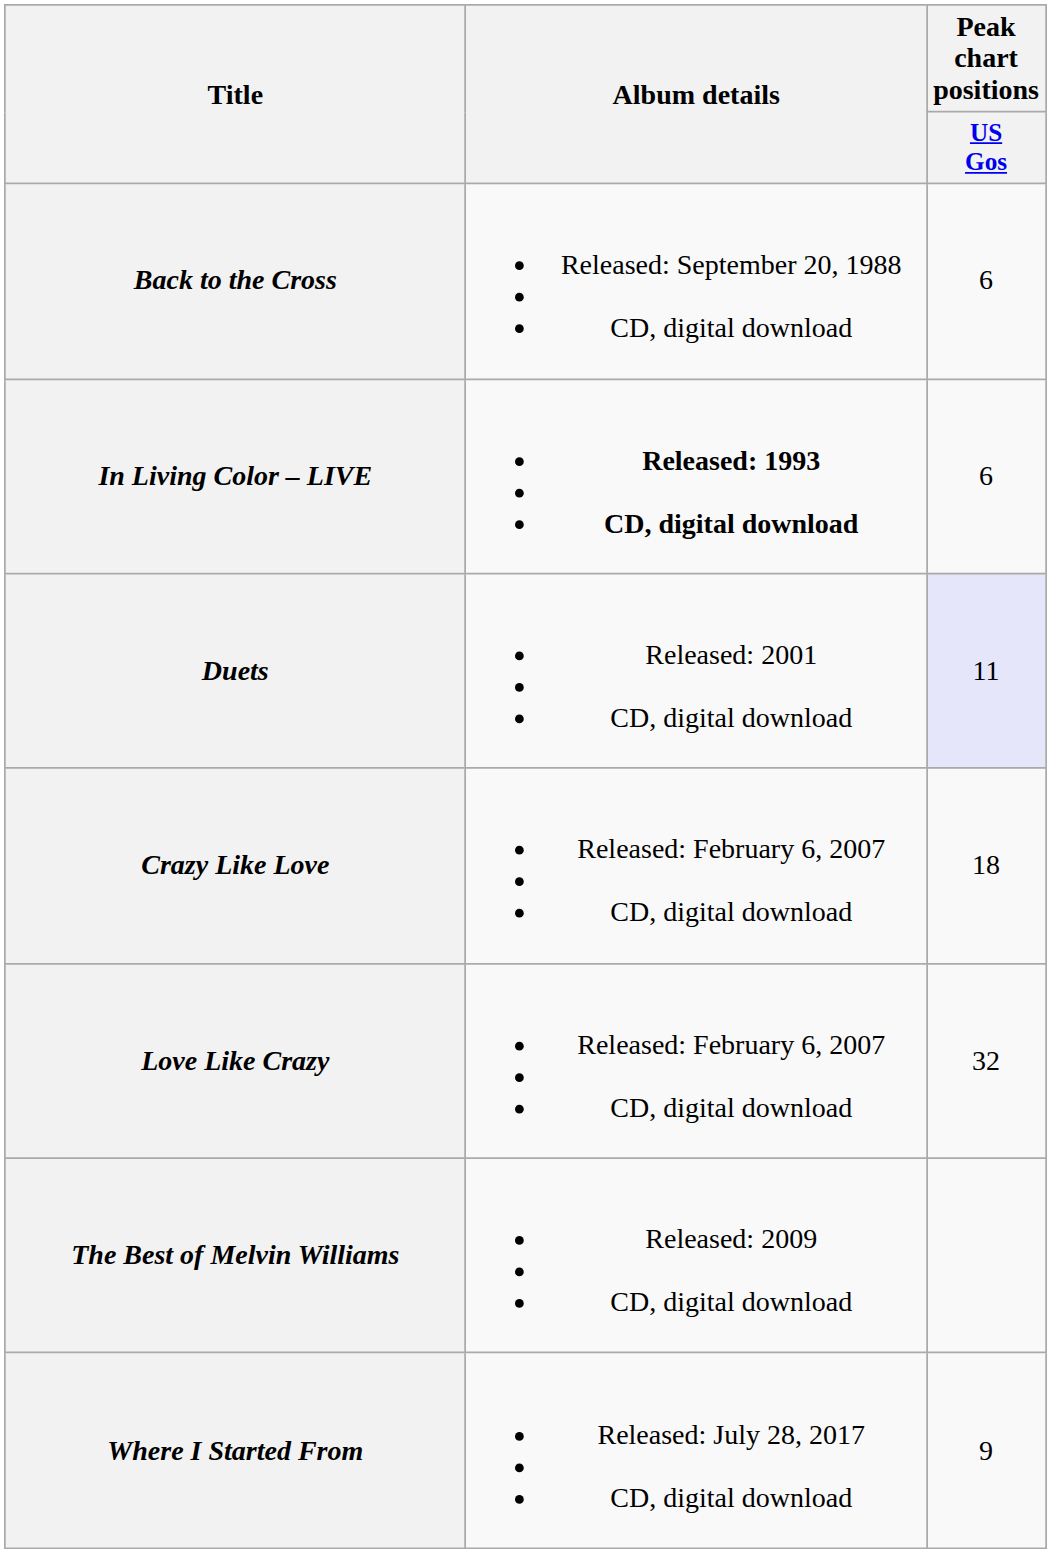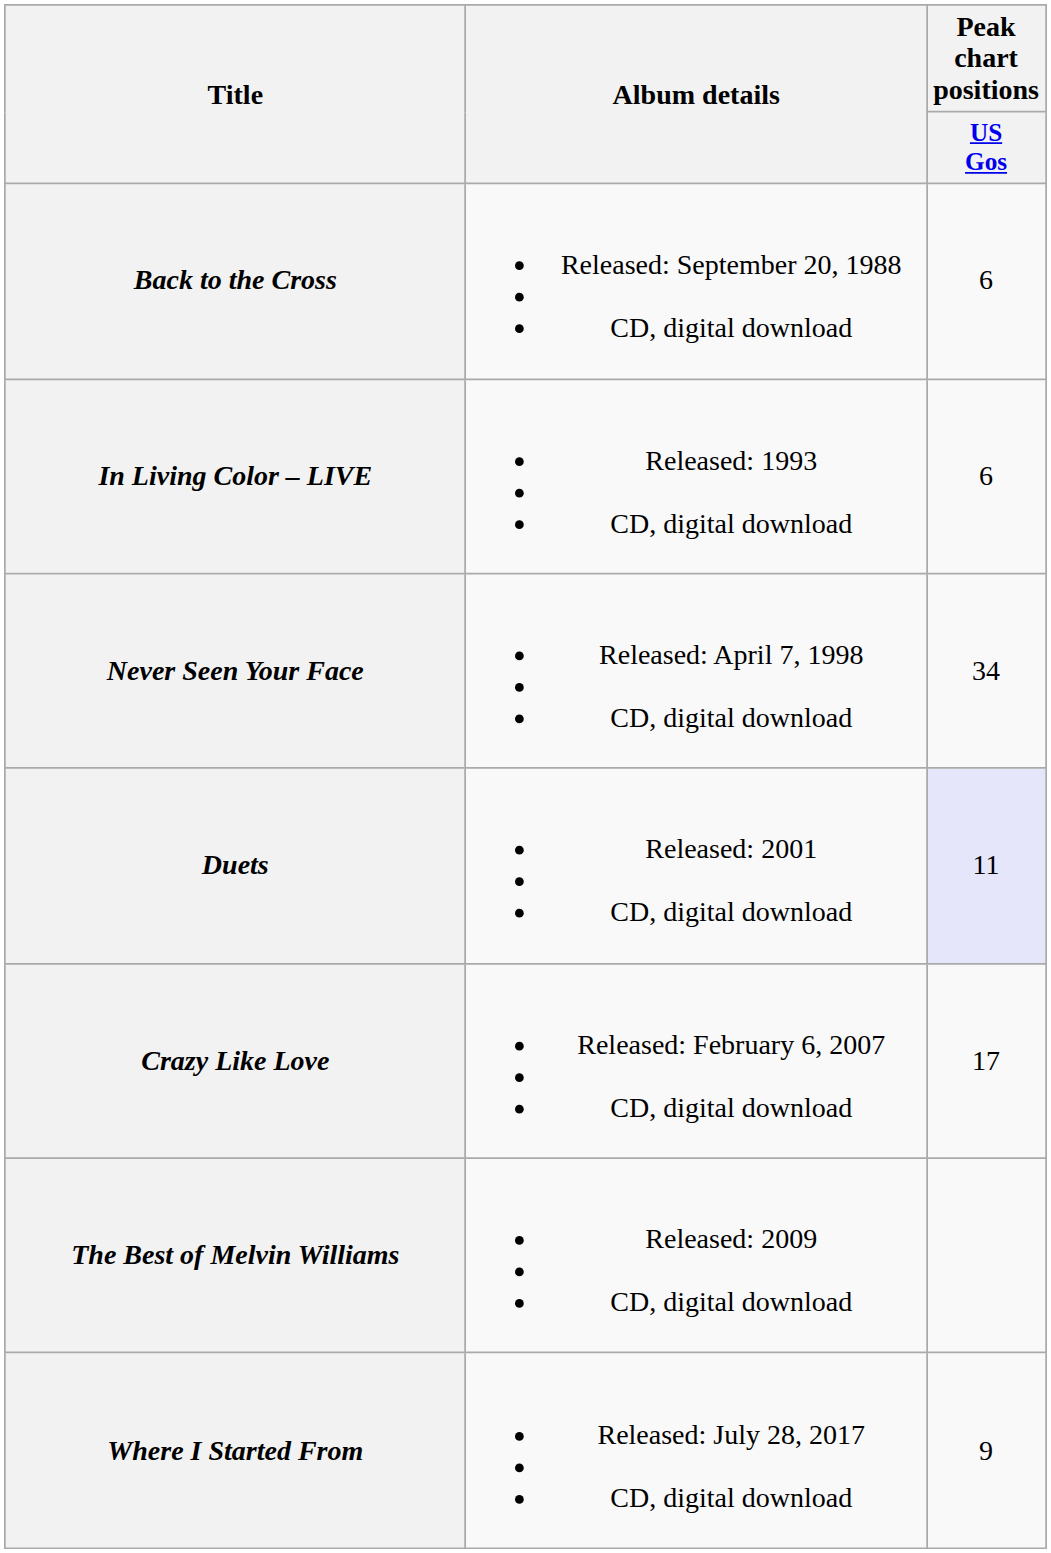(696, 492) bold -> (696, 492) normal
+ row: (235, 670)
(986, 865) 18 -> (986, 1060) 17
- row: (235, 1060)
